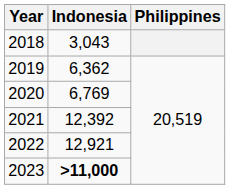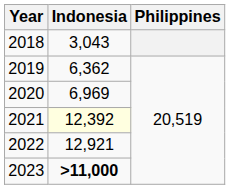(89, 94) 6,769 -> (89, 94) 6,969
(89, 119) no background -> (89, 119) lightyellow background
